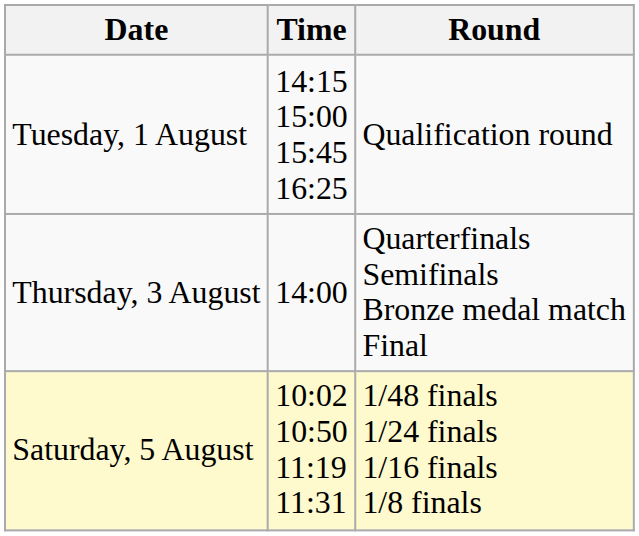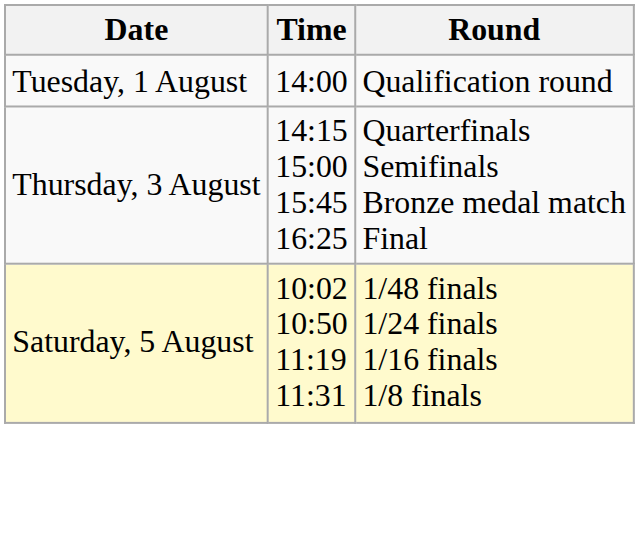(312, 133) 14:15 15:00 15:45 16:25 -> (312, 80) 14:00
(312, 291) 14:00 -> (312, 184) 14:15 15:00 15:45 16:25
